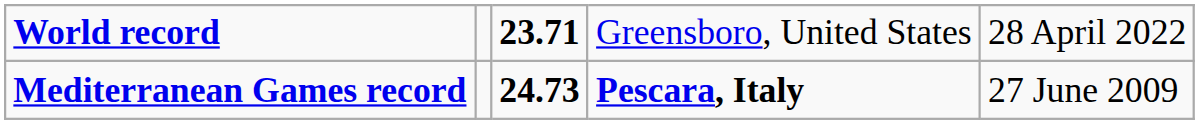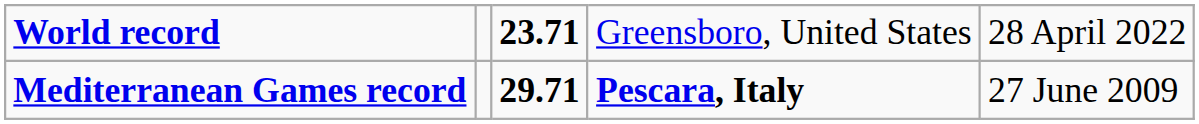(540, 89) 24.73 -> (540, 89) 29.71
